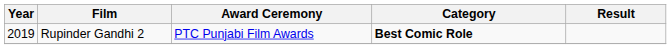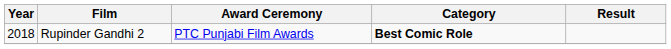(21, 33) 2019 -> (21, 33) 2018
